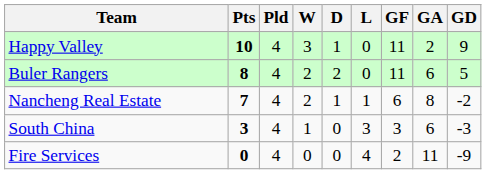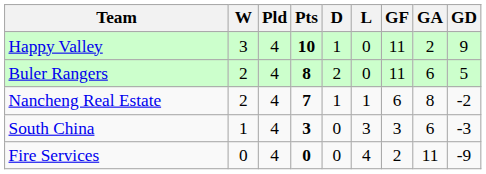columns swapped: (244, 18) <-> (307, 18)
